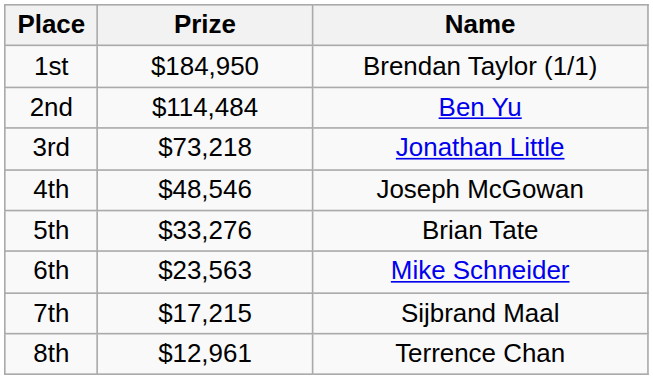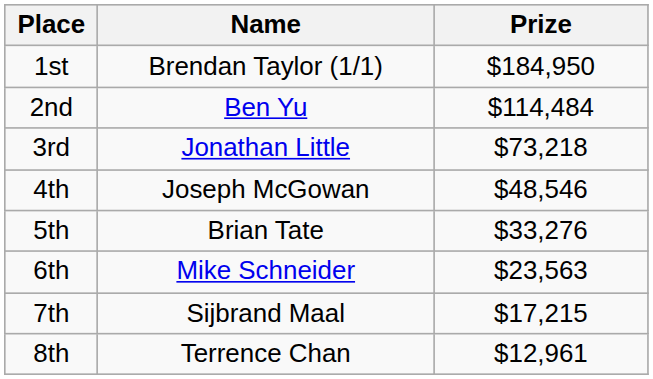columns swapped: (480, 25) <-> (205, 25)
